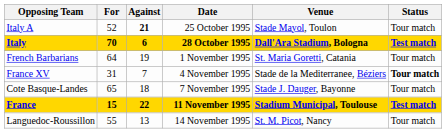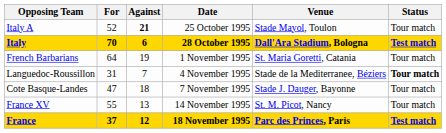(28, 74) France XV -> (51, 74) Languedoc-Roussillon
(112, 89) 65 -> (112, 89) 47
- row: (212, 105)
(51, 120) Languedoc-Roussillon -> (28, 105) France XV
+ row: (212, 120)
